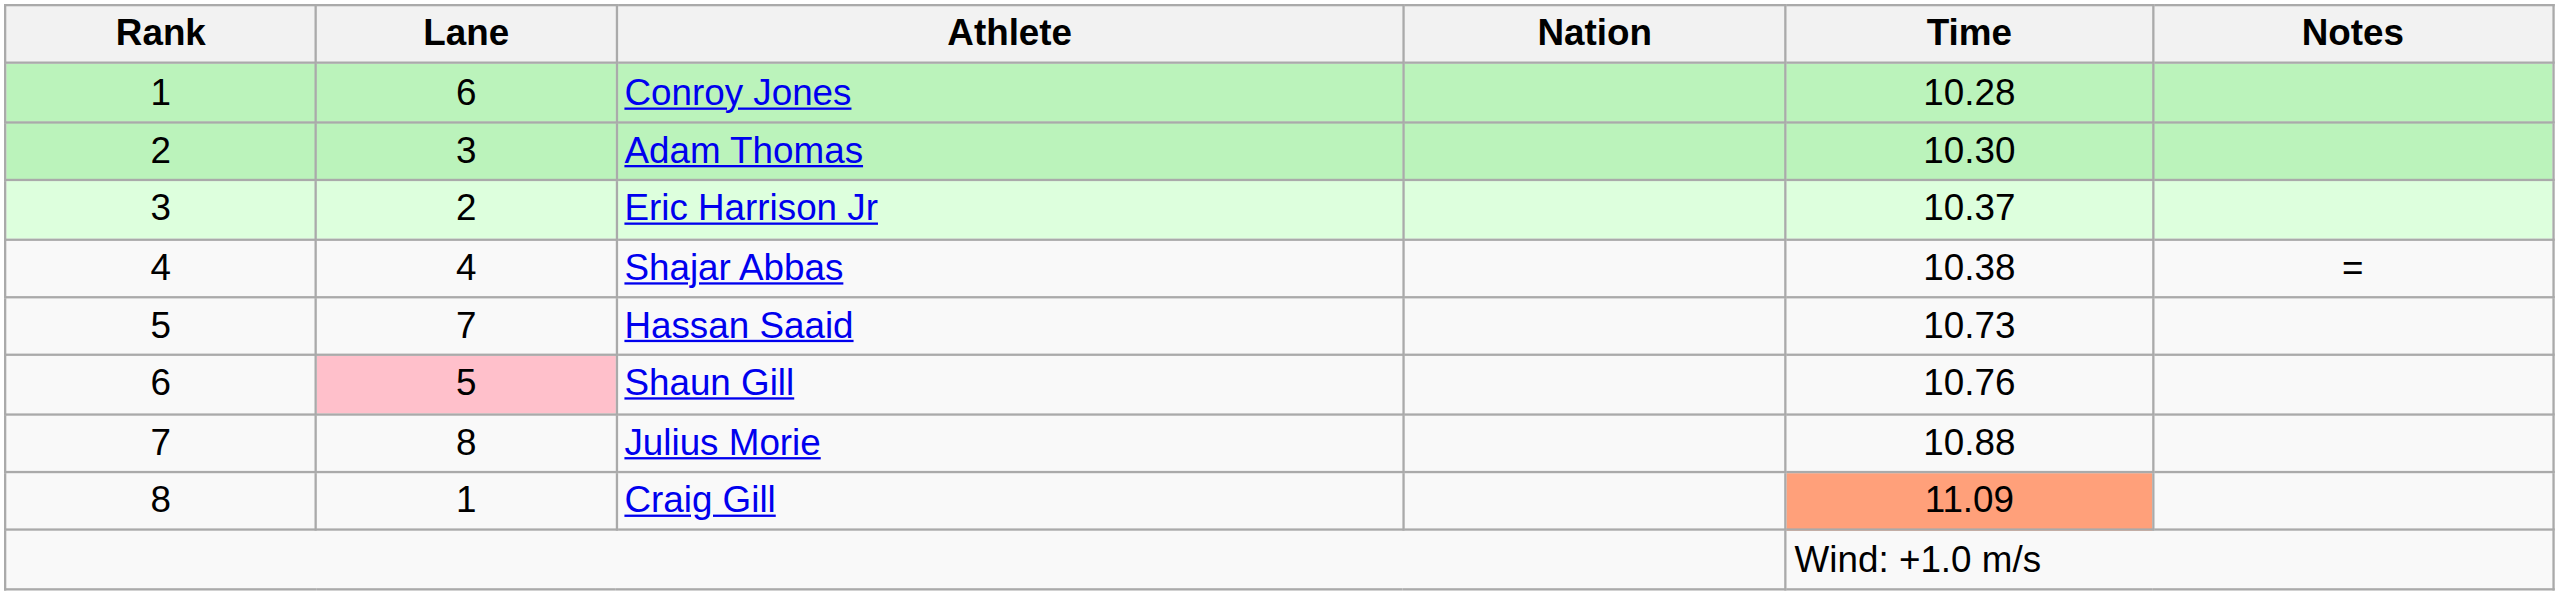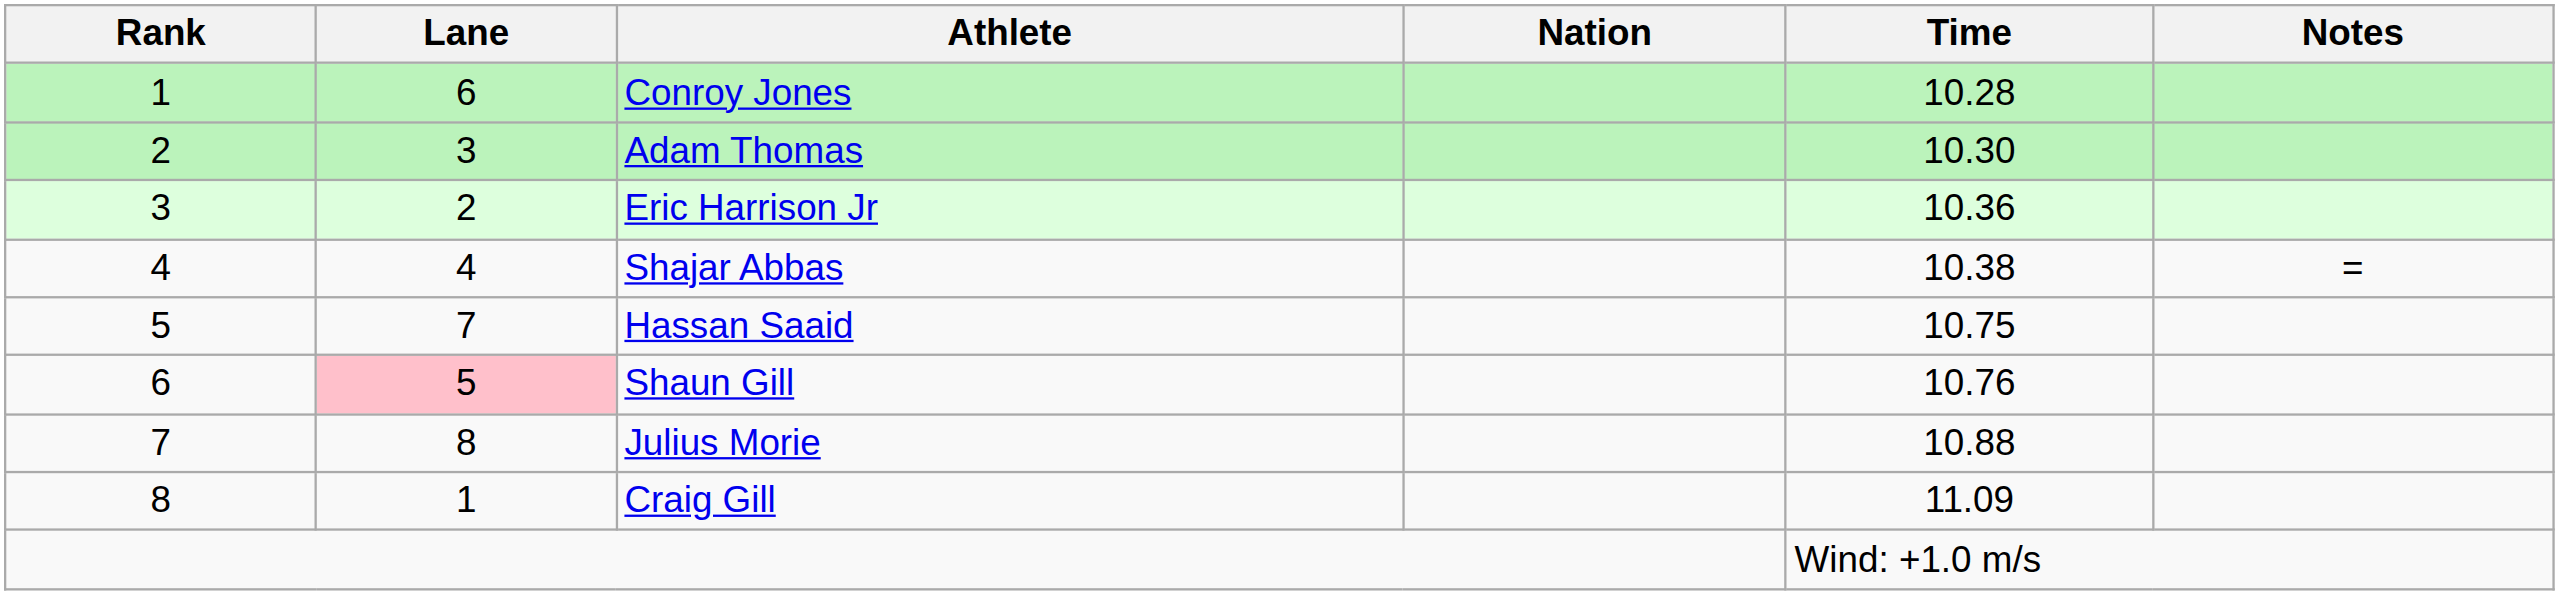(1969, 208) 10.37 -> (1969, 208) 10.36
(1969, 325) 10.73 -> (1969, 325) 10.75
(1969, 500) lightsalmon background -> (1969, 500) no background
